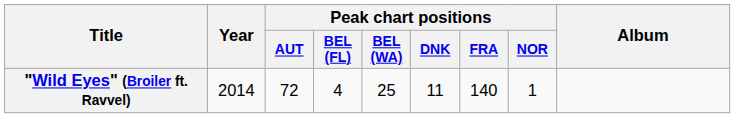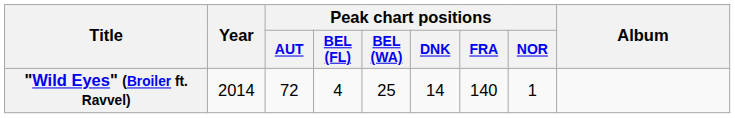(435, 90) 11 -> (435, 90) 14
